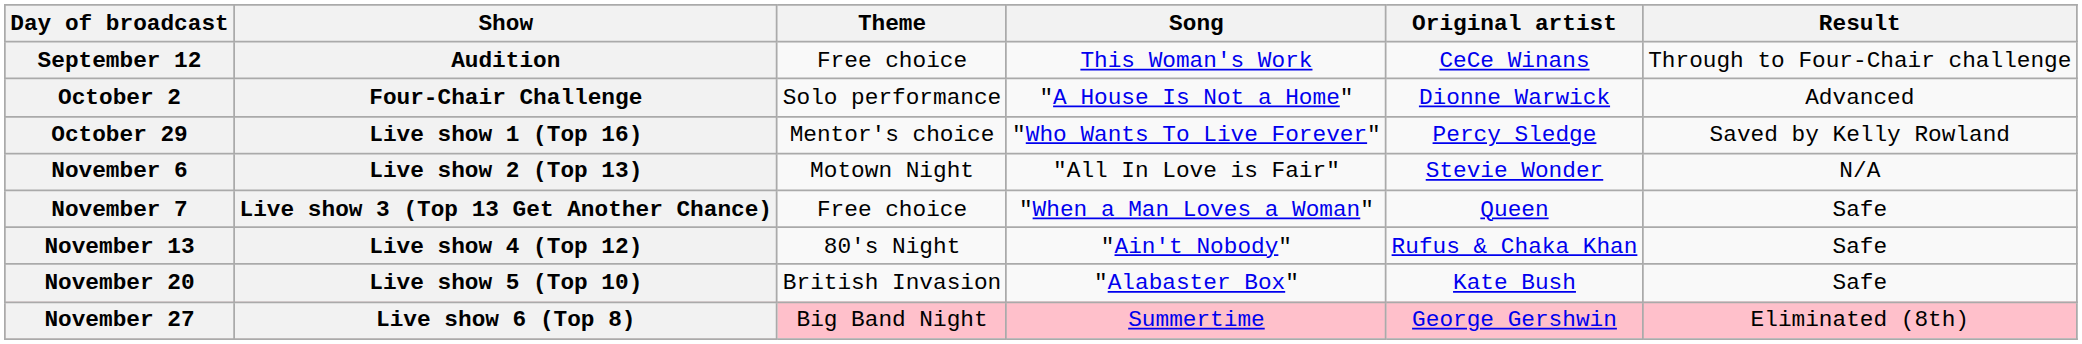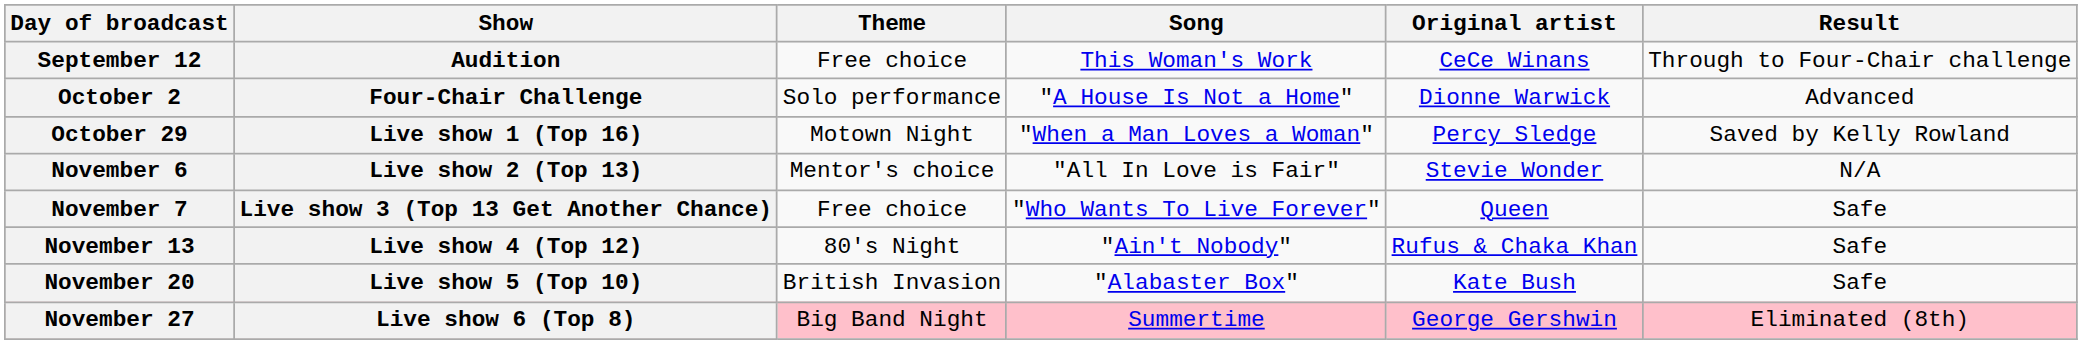(892, 135) Mentor's choice -> (892, 135) Motown Night
(1196, 135) "Who Wants To Live Forever" -> (1196, 135) "When a Man Loves a Woman"
(892, 172) Motown Night -> (892, 172) Mentor's choice
(1196, 209) "When a Man Loves a Woman" -> (1196, 209) "Who Wants To Live Forever"
